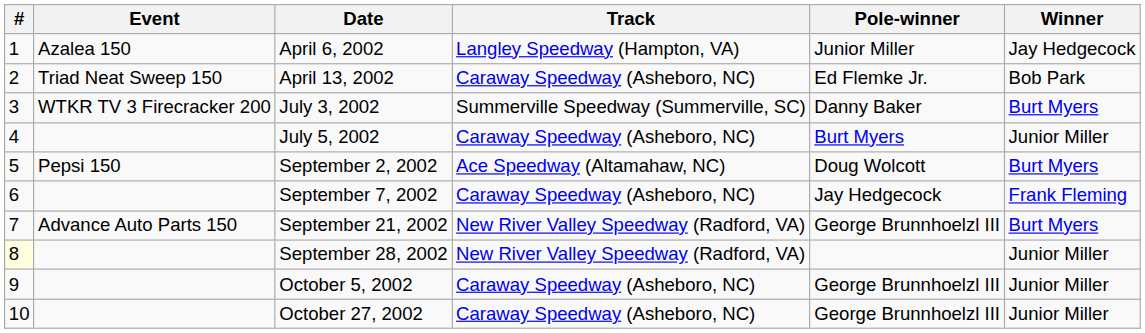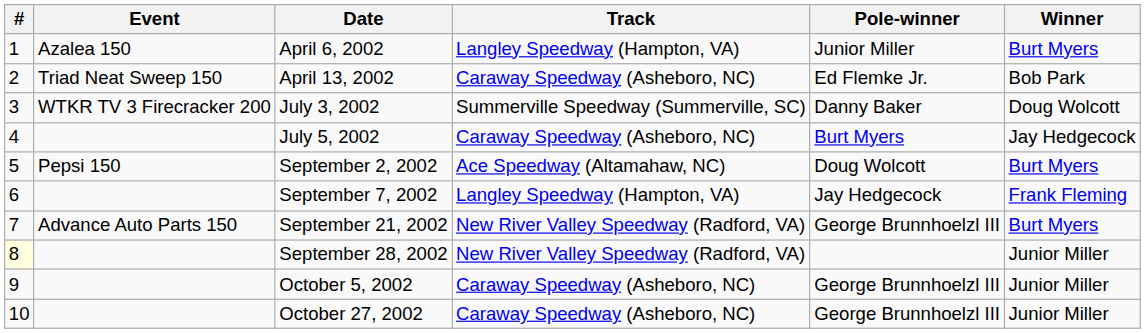(1072, 48) Jay Hedgecock -> (1053, 48) Burt Myers
(1053, 107) Burt Myers -> (1064, 107) Doug Wolcott
(1059, 136) Junior Miller -> (1072, 136) Jay Hedgecock
(606, 195) Caraway Speedway (Asheboro, NC) -> (598, 195) Langley Speedway (Hampton, VA)
